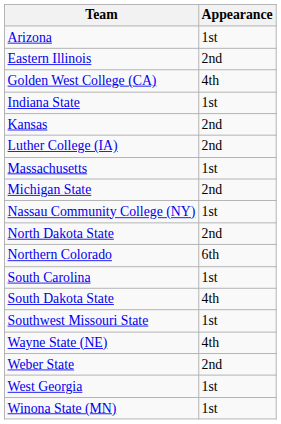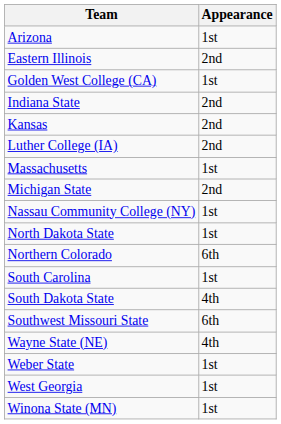(210, 80) 4th -> (210, 80) 1st
(210, 102) 1st -> (212, 102) 2nd
(212, 233) 2nd -> (210, 233) 1st
(210, 320) 1st -> (210, 320) 6th
(212, 364) 2nd -> (210, 364) 1st
